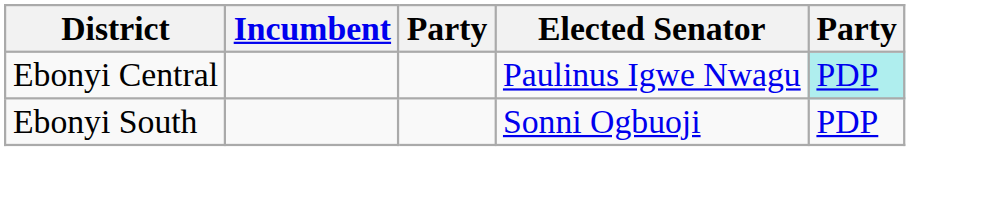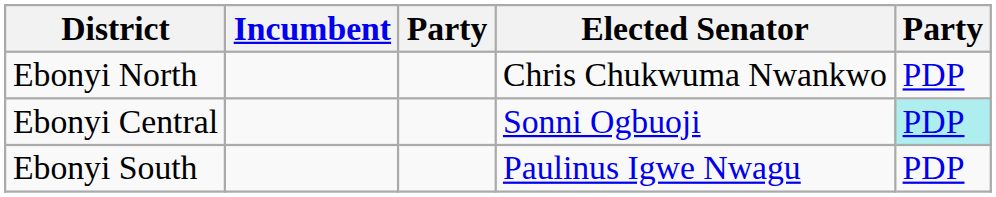+ row: (105, 74)
(652, 74) Paulinus Igwe Nwagu -> (602, 121) Sonni Ogbuoji
(602, 121) Sonni Ogbuoji -> (652, 168) Paulinus Igwe Nwagu
